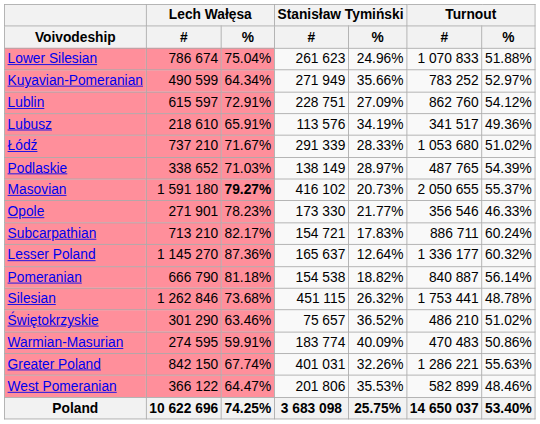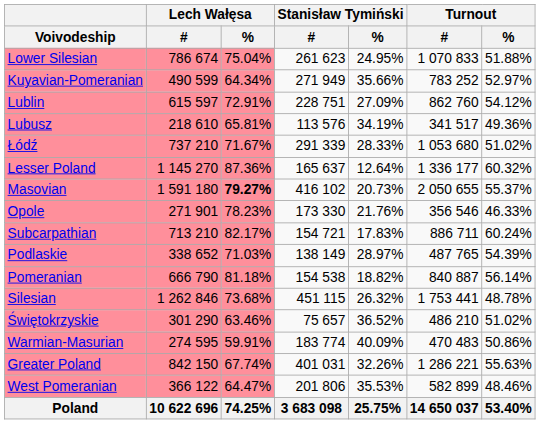(380, 59) 24.96% -> (380, 59) 24.95%
(248, 124) 65.91% -> (248, 124) 65.81%
rows swapped: (52, 255) <-> (37, 168)
(380, 211) 21.77% -> (380, 211) 21.76%
